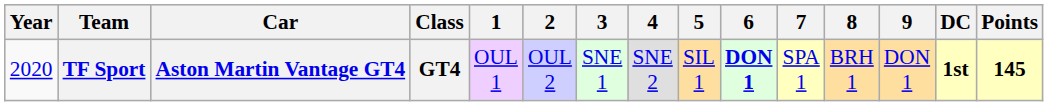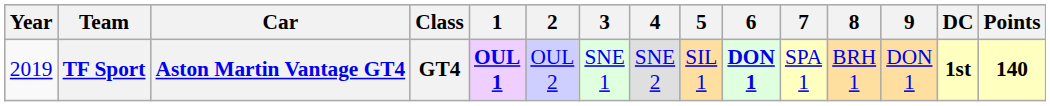(31, 69) 2020 -> (31, 69) 2019
(496, 69) normal -> (497, 69) bold
(1010, 69) 145 -> (1012, 69) 140
